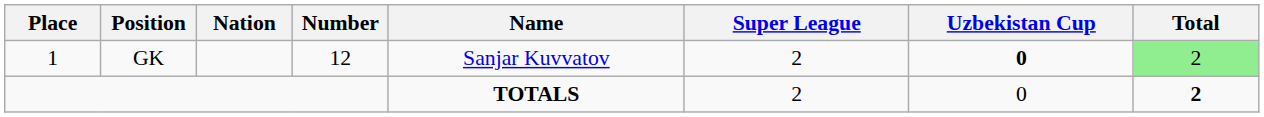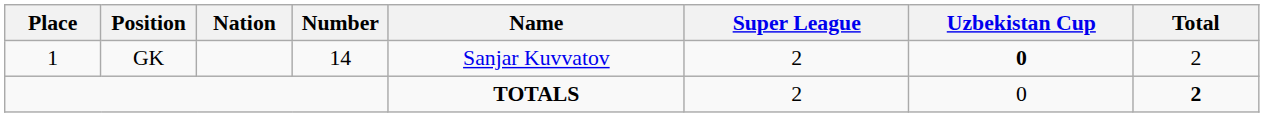(340, 58) 12 -> (340, 58) 14
(1196, 58) lightgreen background -> (1196, 58) no background
